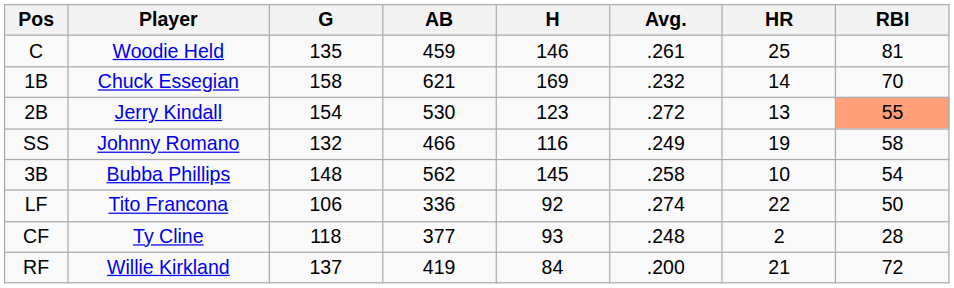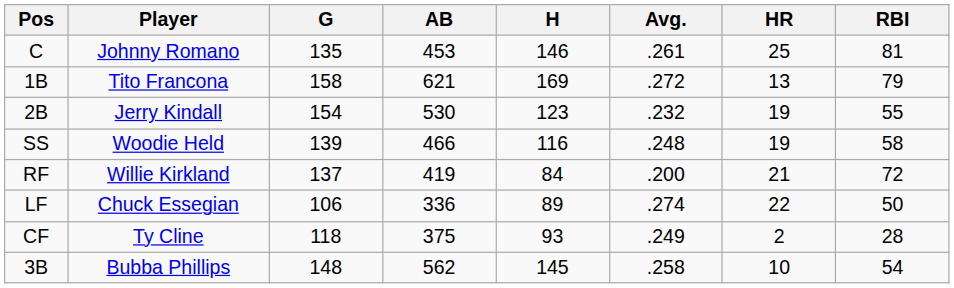(168, 50) Woodie Held -> (168, 50) Johnny Romano
(439, 50) 459 -> (439, 50) 453
(168, 81) Chuck Essegian -> (168, 81) Tito Francona
(666, 81) .232 -> (666, 81) .272
(779, 81) 14 -> (779, 81) 13
(893, 81) 70 -> (893, 81) 79
(666, 112) .272 -> (666, 112) .232
(779, 112) 13 -> (779, 112) 19
(893, 112) lightsalmon background -> (893, 112) no background
(168, 143) Johnny Romano -> (168, 143) Woodie Held
(326, 143) 132 -> (326, 143) 139
(666, 143) .249 -> (666, 143) .248
rows swapped: (36, 174) <-> (36, 267)
(168, 205) Tito Francona -> (168, 205) Chuck Essegian
(552, 205) 92 -> (552, 205) 89
(439, 236) 377 -> (439, 236) 375
(666, 236) .248 -> (666, 236) .249
